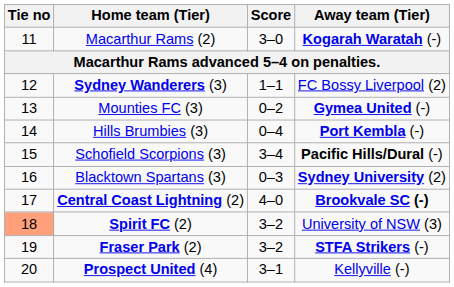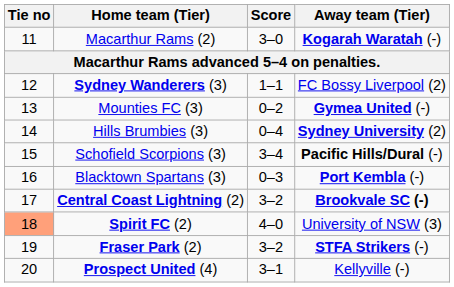(372, 131) Port Kembla (-) -> (372, 131) Sydney University (2)
(372, 177) Sydney University (2) -> (372, 177) Port Kembla (-)
(271, 200) 4–0 -> (271, 200) 3–2
(271, 223) 3–2 -> (271, 223) 4–0
